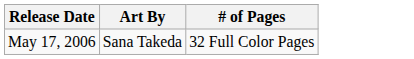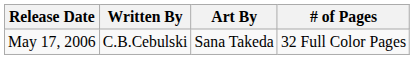+ column: (145, 16)
